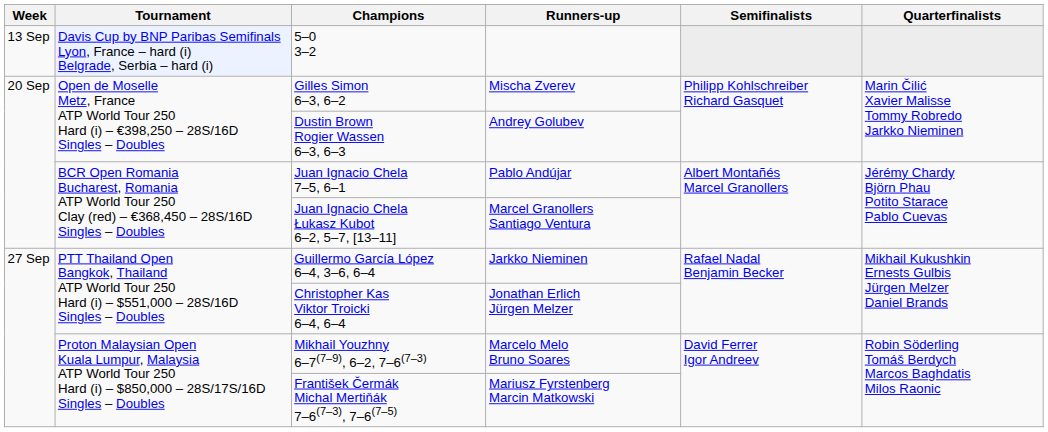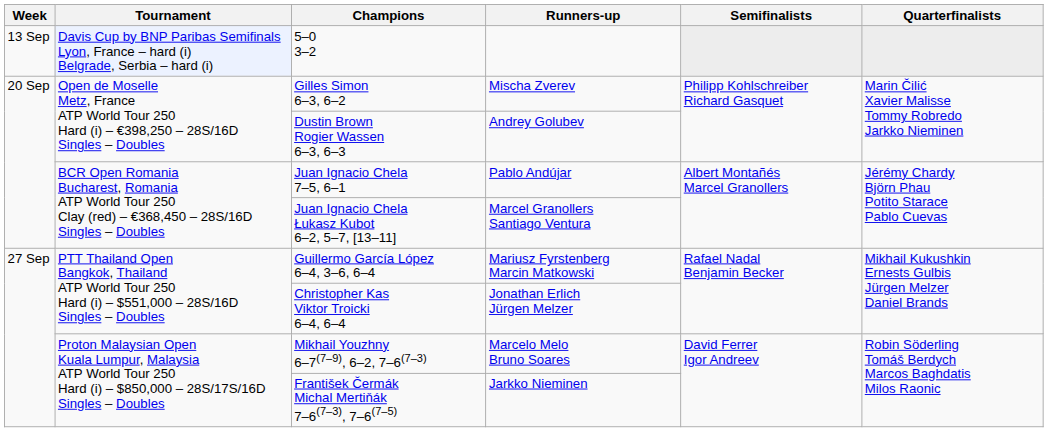(538, 259) Jarkko Nieminen -> (549, 266) Mariusz Fyrstenberg Marcin Matkowski
(549, 391) Mariusz Fyrstenberg Marcin Matkowski -> (538, 384) Jarkko Nieminen
